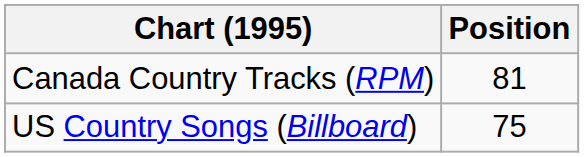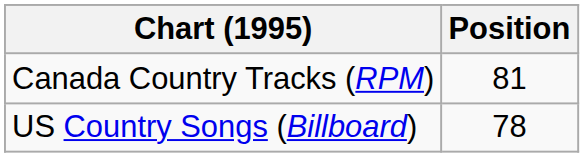(509, 126) 75 -> (509, 126) 78
